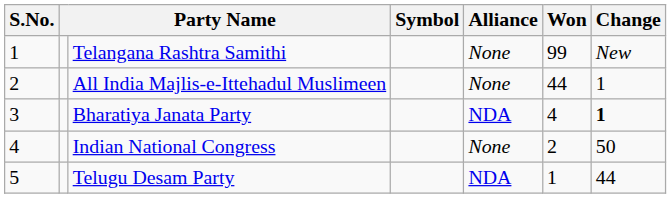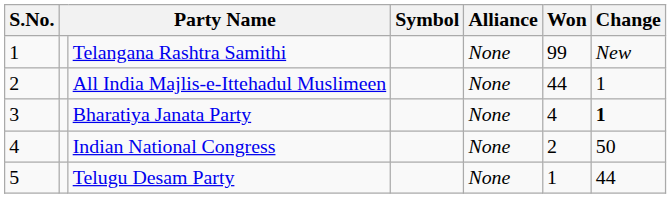(490, 114) NDA -> (489, 114) None
(490, 177) NDA -> (489, 177) None
